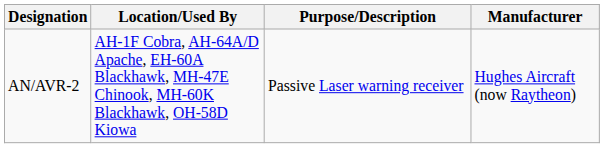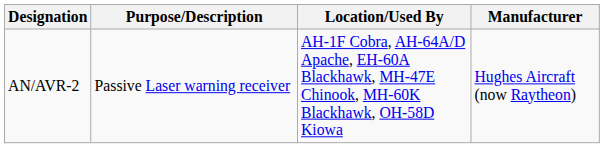columns swapped: (368, 16) <-> (178, 16)
